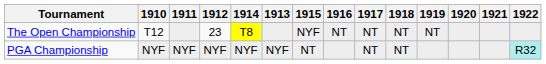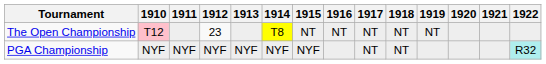columns swapped: (277, 14) <-> (246, 14)
(154, 32) no background -> (154, 32) pink background
(308, 32) NYF -> (308, 32) NT
(308, 50) NT -> (308, 50) NYF
